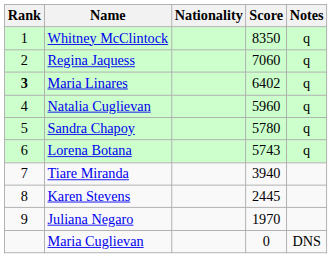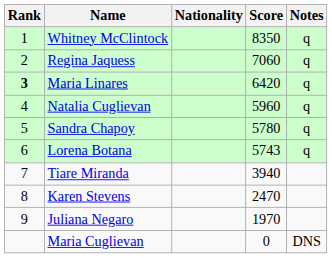(266, 83) 6402 -> (266, 83) 6420
(266, 196) 2445 -> (266, 196) 2470
